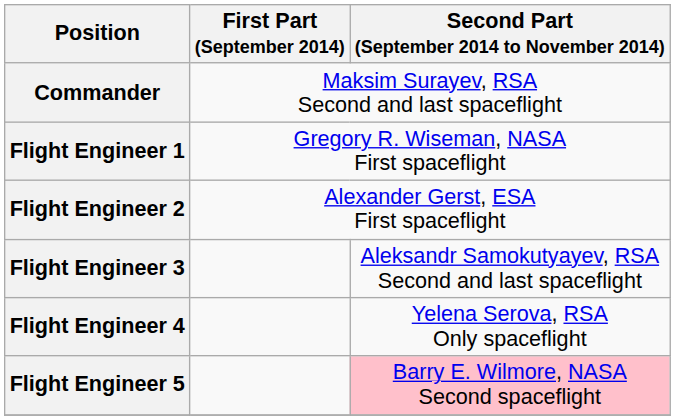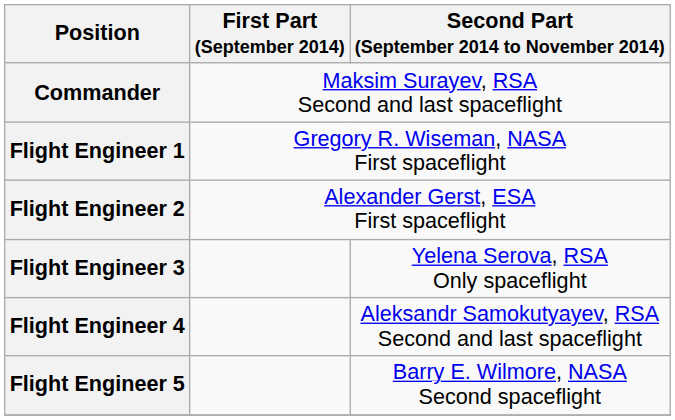(510, 268) Aleksandr Samokutyayev, RSA Second and last spaceflight -> (510, 268) Yelena Serova, RSA Only spaceflight
(510, 326) Yelena Serova, RSA Only spaceflight -> (510, 326) Aleksandr Samokutyayev, RSA Second and last spaceflight
(510, 385) pink background -> (510, 385) no background
